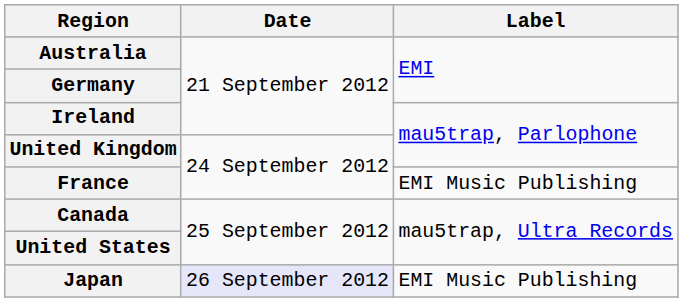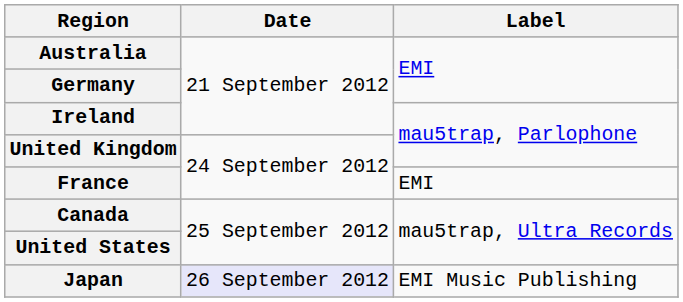(518, 183) EMI Music Publishing -> (416, 183) EMI
